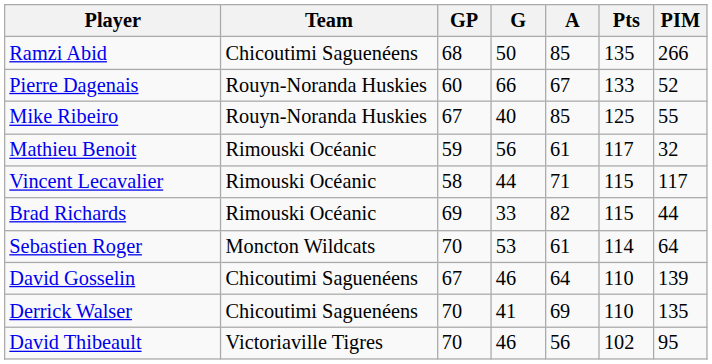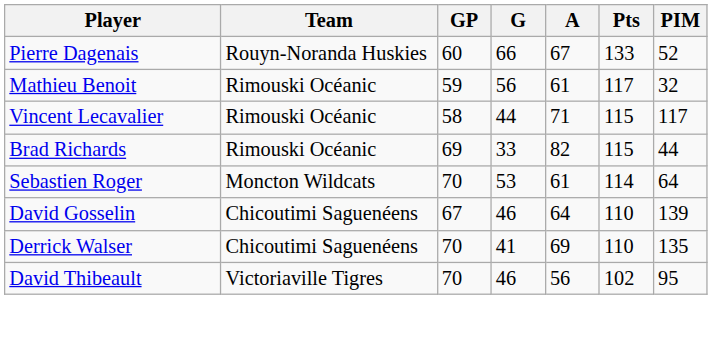- row: (58, 52)
- row: (64, 117)
